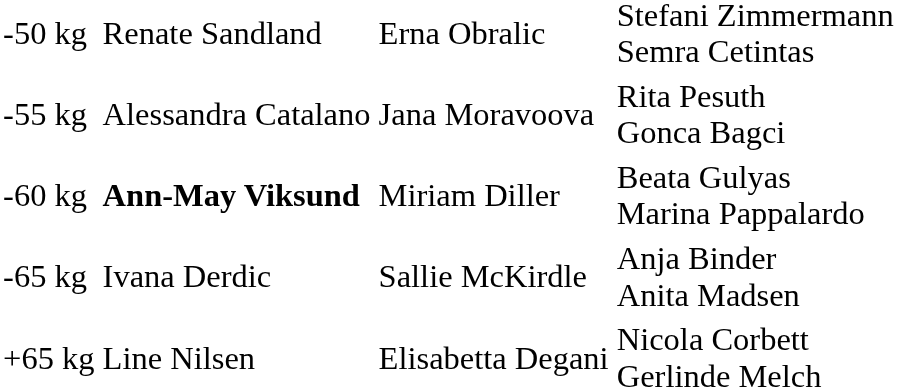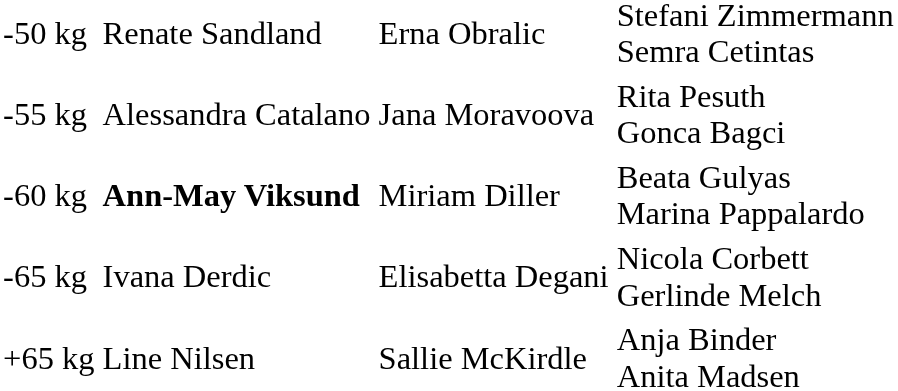(483, 276) Sallie McKirdle -> (494, 276) Elisabetta Degani
(708, 276) Anja Binder Anita Madsen -> (719, 276) Nicola Corbett Gerlinde Melch
(494, 357) Elisabetta Degani -> (483, 357) Sallie McKirdle
(719, 357) Nicola Corbett Gerlinde Melch -> (708, 357) Anja Binder Anita Madsen
